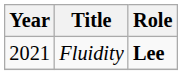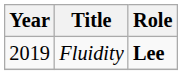(30, 52) 2021 -> (30, 52) 2019
